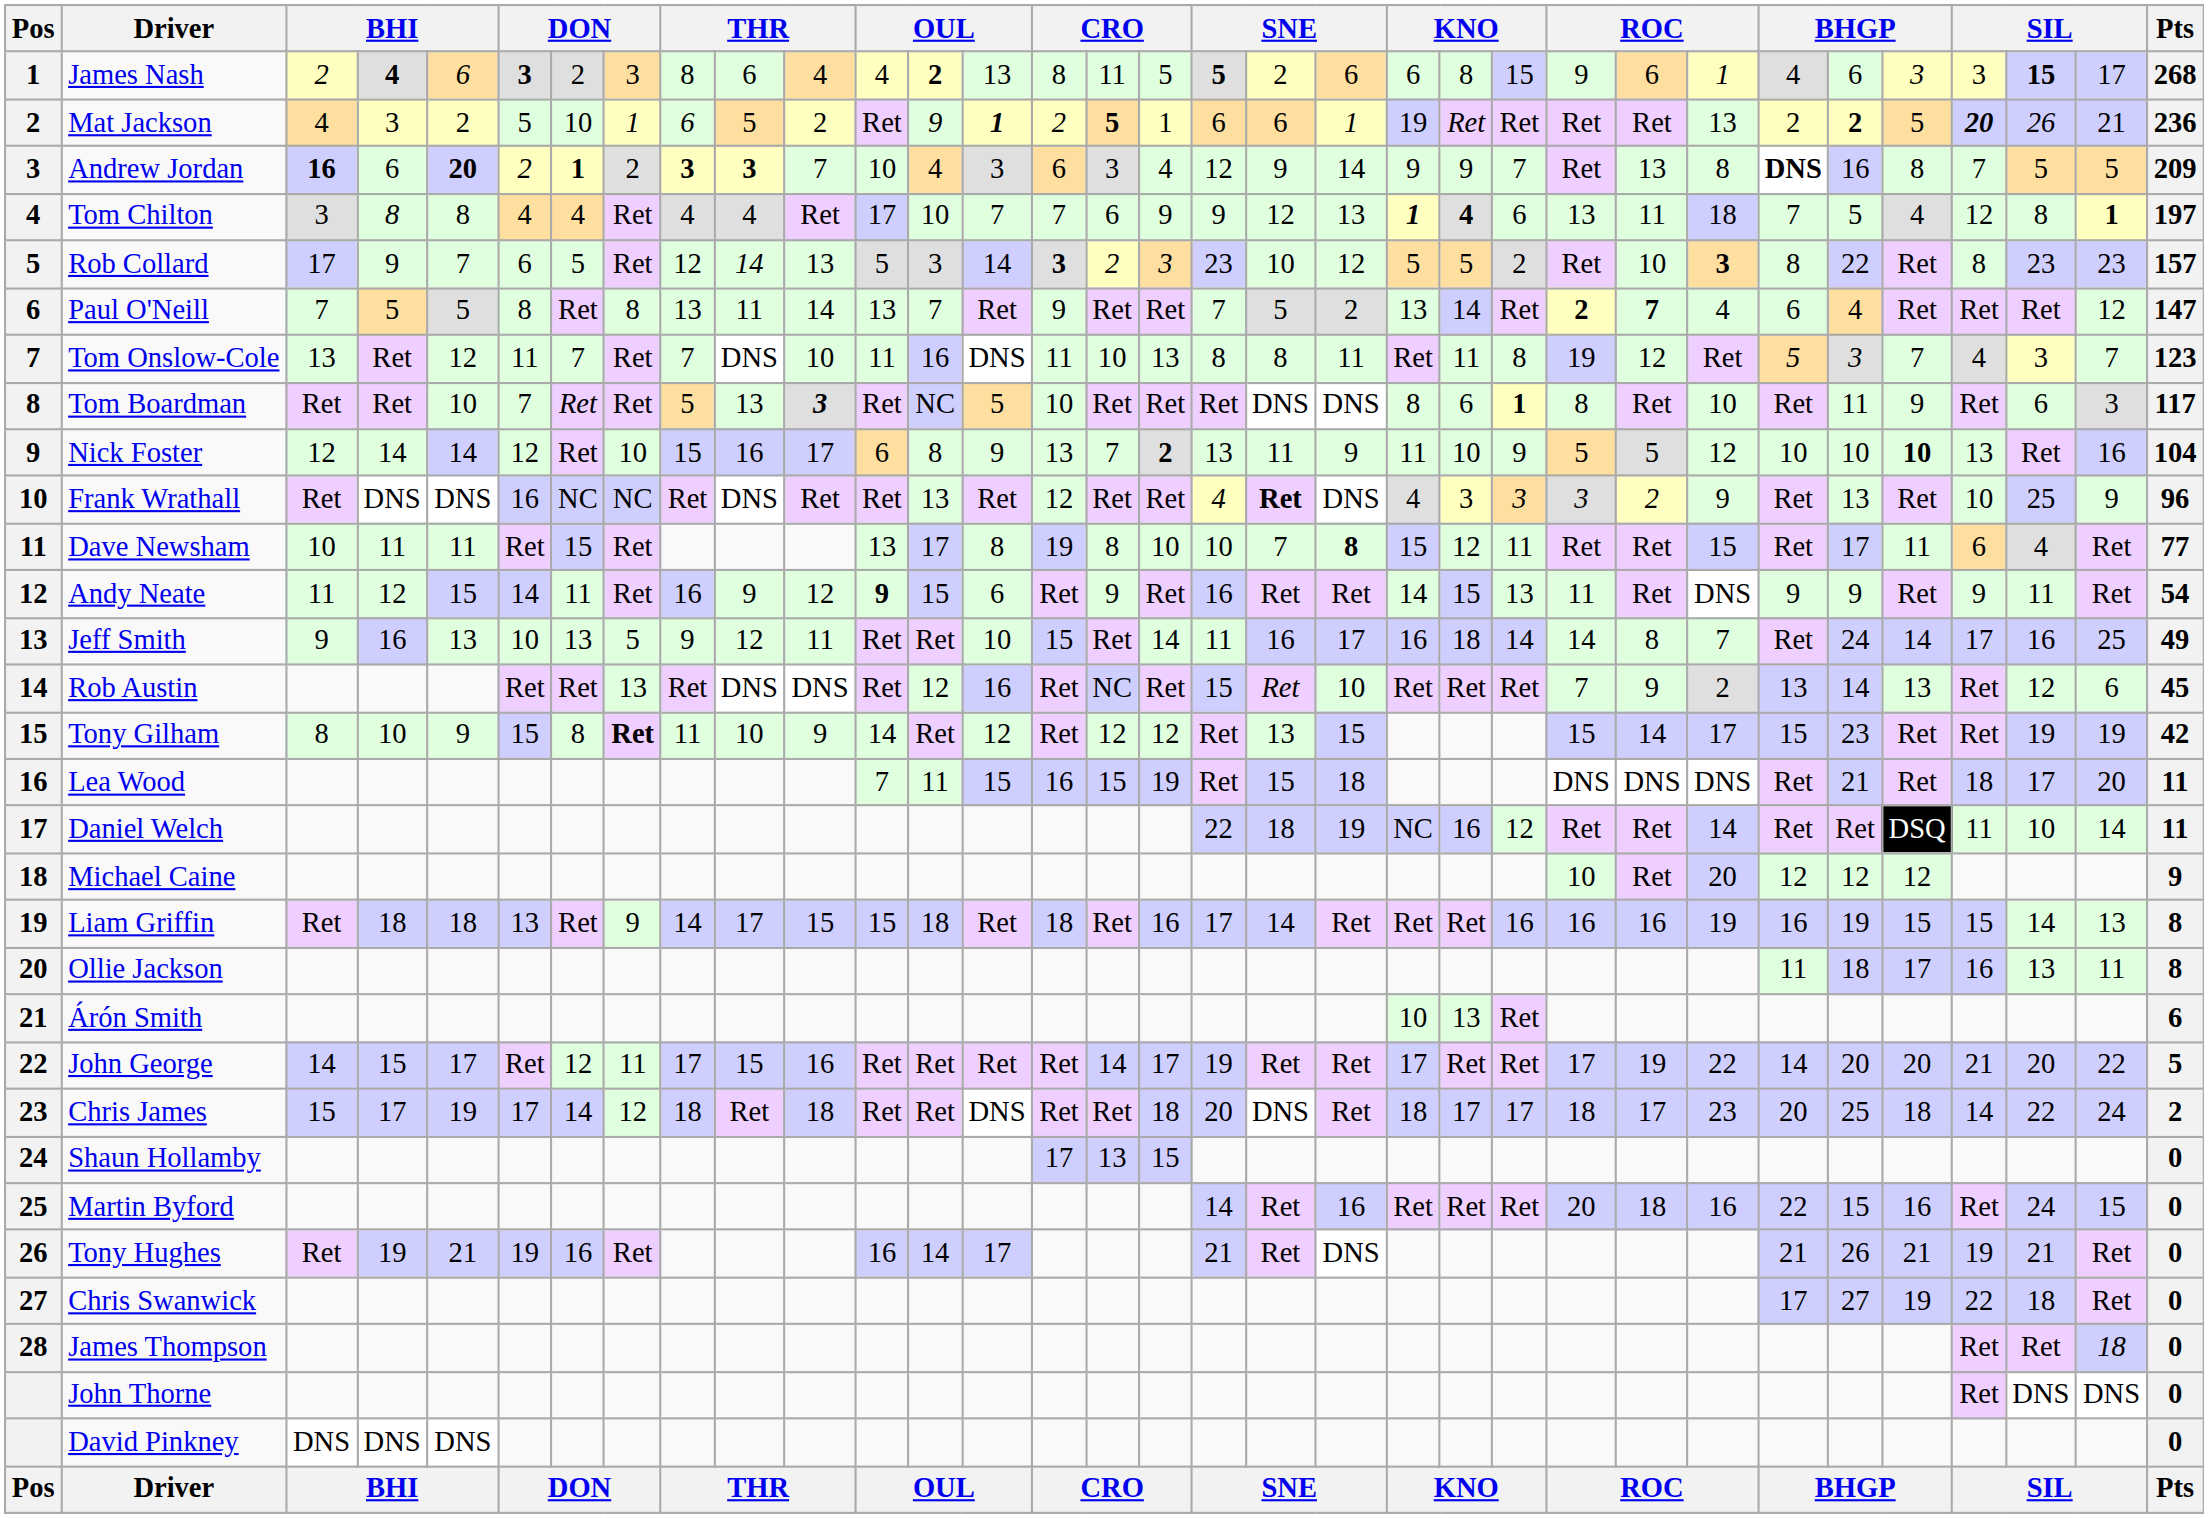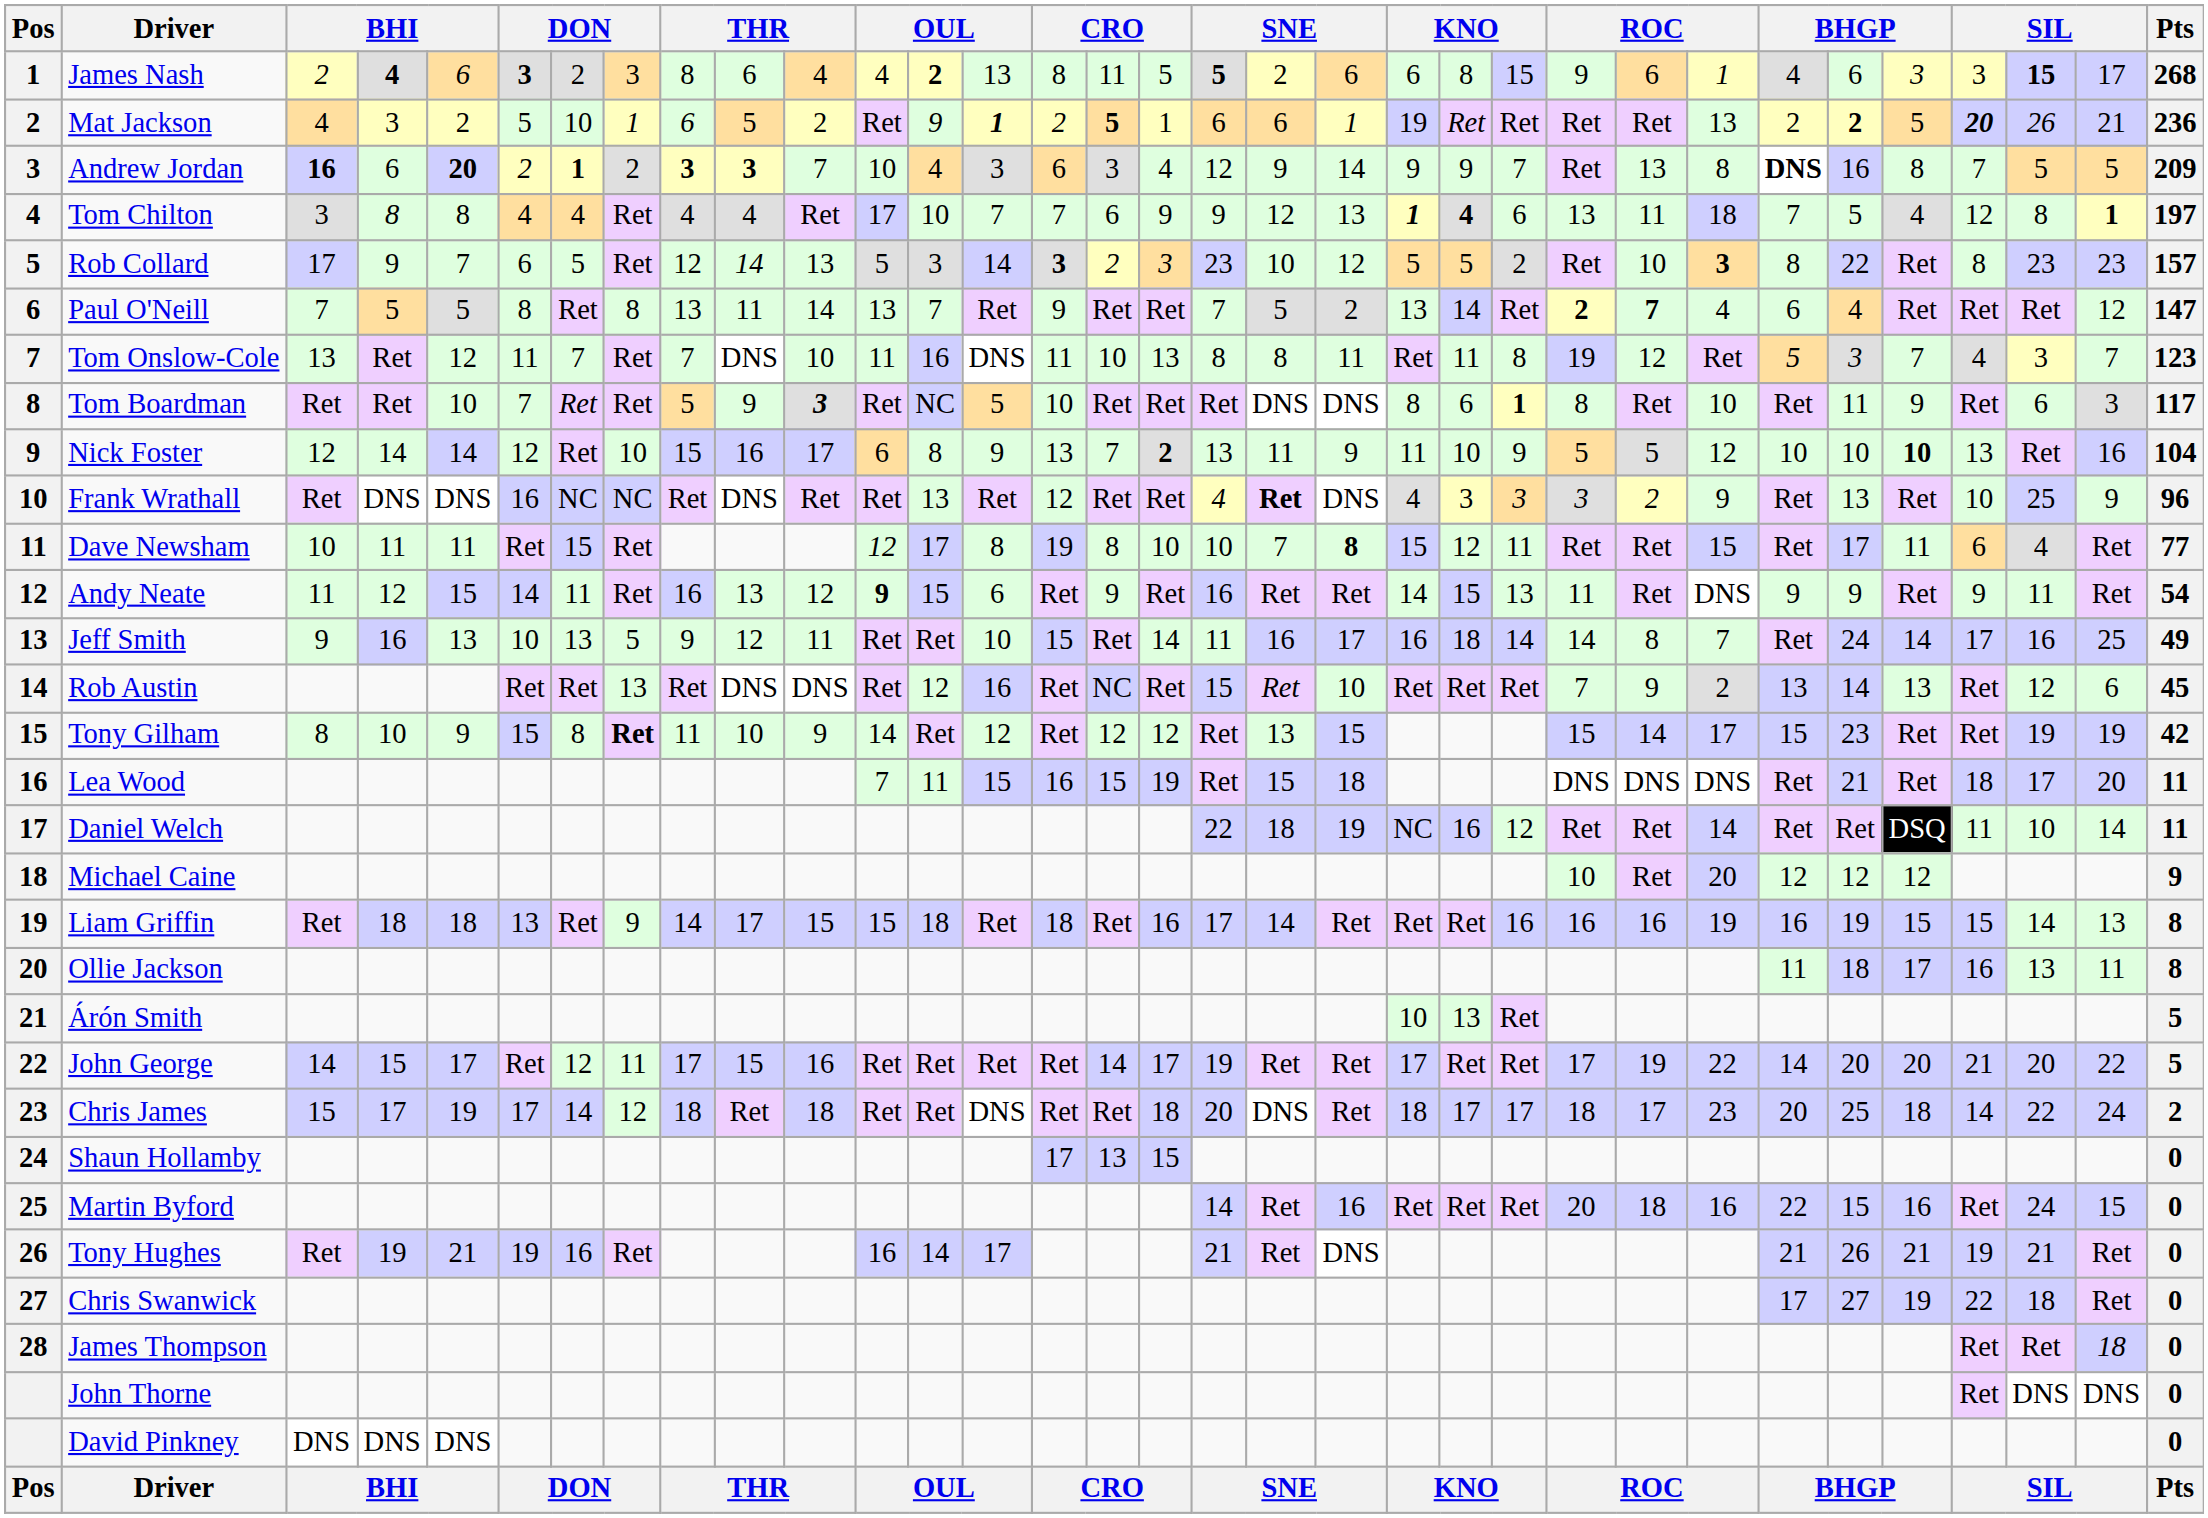(749, 404) 13 -> (749, 404) 9
(882, 545) 13 -> (882, 545) 12
(749, 593) 9 -> (749, 593) 13
(2175, 1017) 6 -> (2175, 1017) 5
